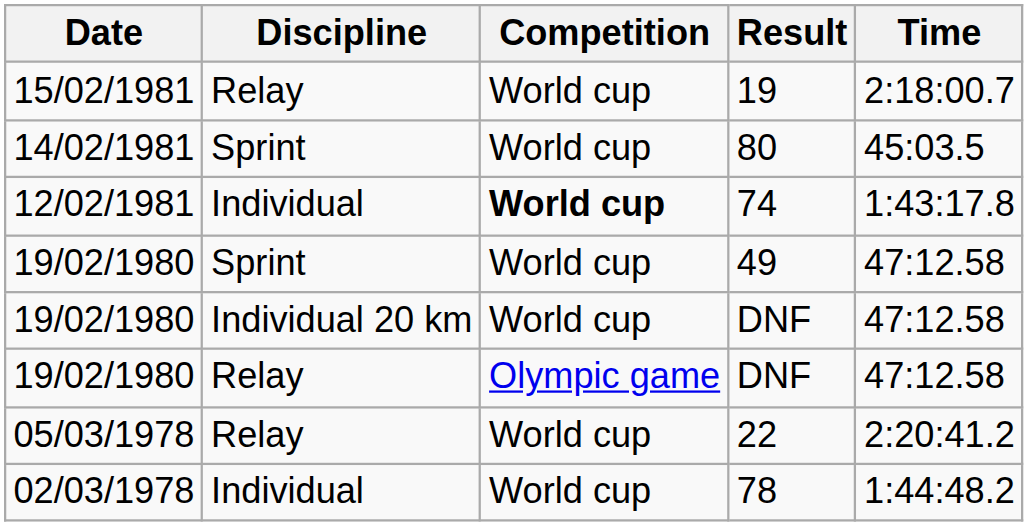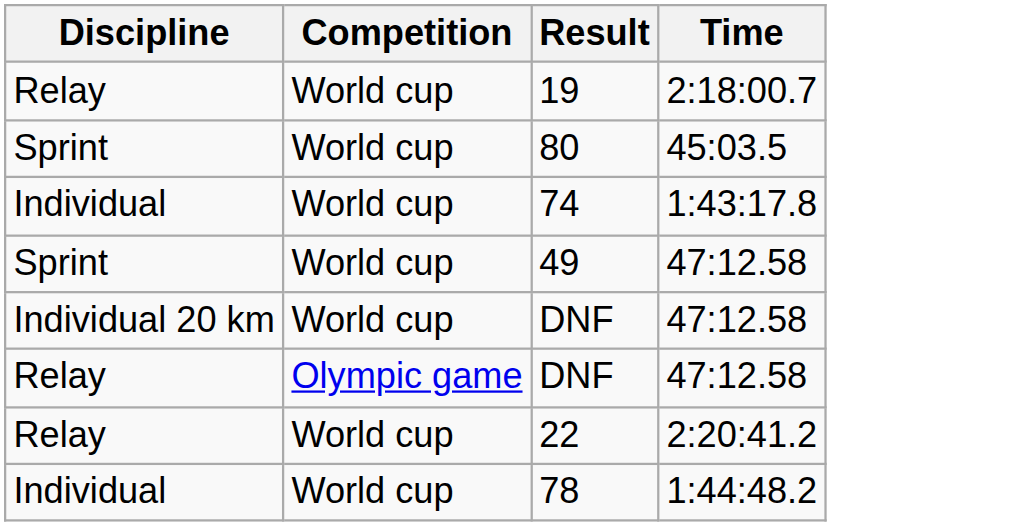- column: (104, 33)
(577, 205) bold -> (373, 205) normal
